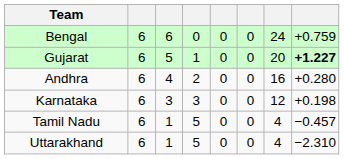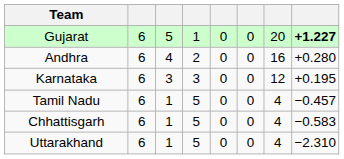- row: (66, 36)
(315, 100) +0.198 -> (315, 79) +0.195
+ row: (66, 121)
